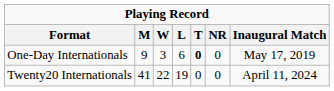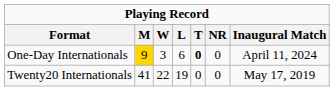(144, 55) no background -> (144, 55) gold background
(280, 55) May 17, 2019 -> (280, 55) April 11, 2024
(280, 75) April 11, 2024 -> (280, 75) May 17, 2019
